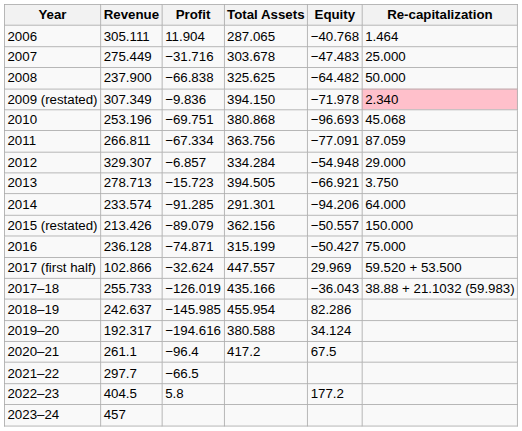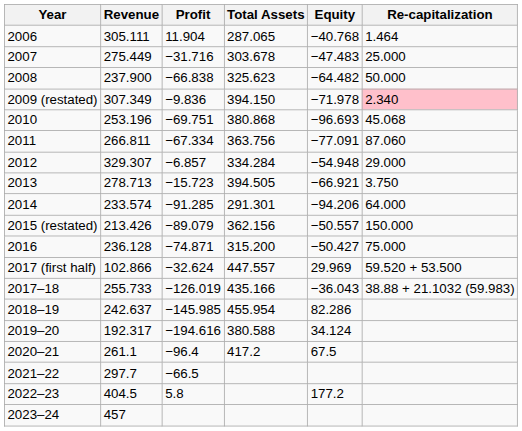(251, 78) 325.625 -> (251, 78) 325.623
(385, 141) 87.059 -> (385, 141) 87.060
(251, 246) 315.199 -> (251, 246) 315.200
